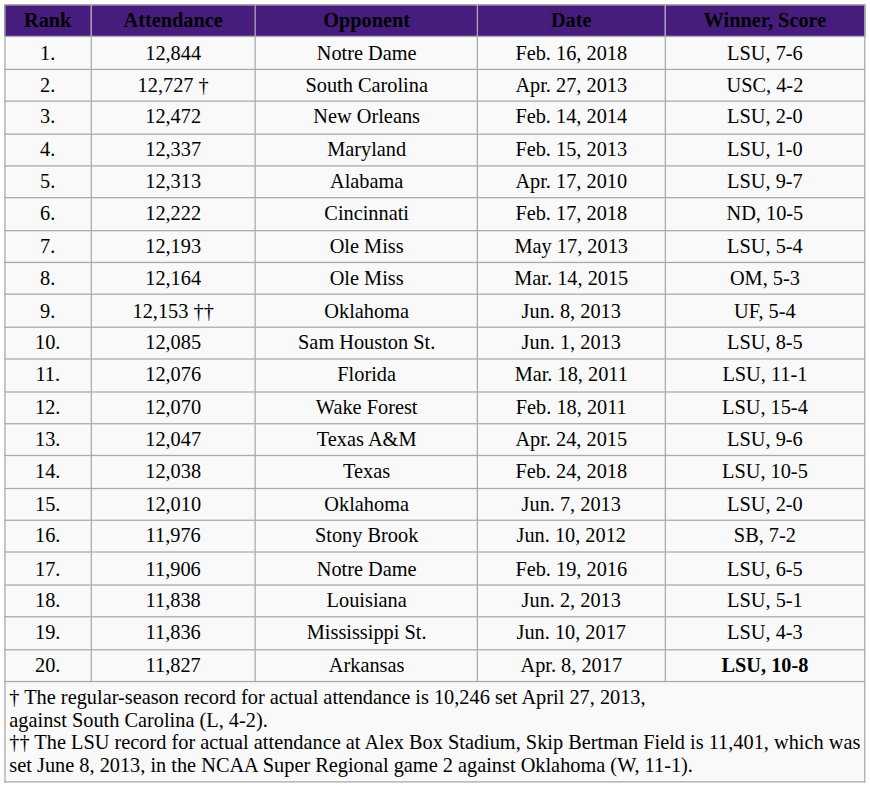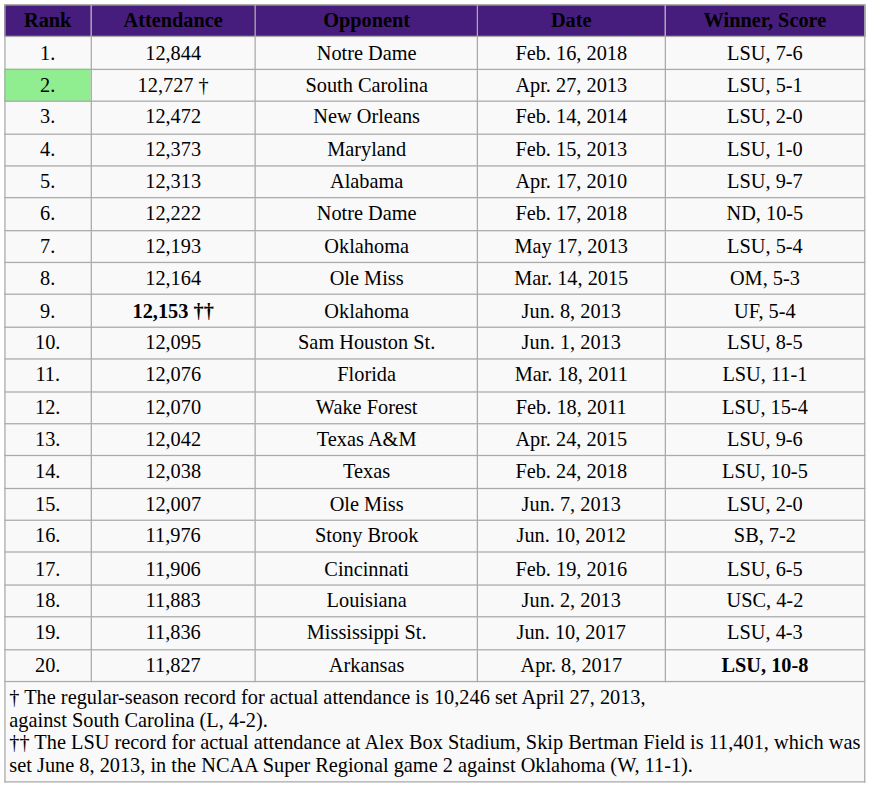(48, 85) no background -> (48, 85) lightgreen background
(765, 85) USC, 4-2 -> (765, 85) LSU, 5-1
(173, 149) 12,337 -> (173, 149) 12,373
(367, 213) Cincinnati -> (367, 213) Notre Dame
(367, 246) Ole Miss -> (367, 246) Oklahoma
(173, 310) normal -> (173, 310) bold
(173, 342) 12,085 -> (173, 342) 12,095
(173, 439) 12,047 -> (173, 439) 12,042
(173, 504) 12,010 -> (173, 504) 12,007
(367, 504) Oklahoma -> (367, 504) Ole Miss
(367, 568) Notre Dame -> (367, 568) Cincinnati
(173, 600) 11,838 -> (173, 600) 11,883
(765, 600) LSU, 5-1 -> (765, 600) USC, 4-2
